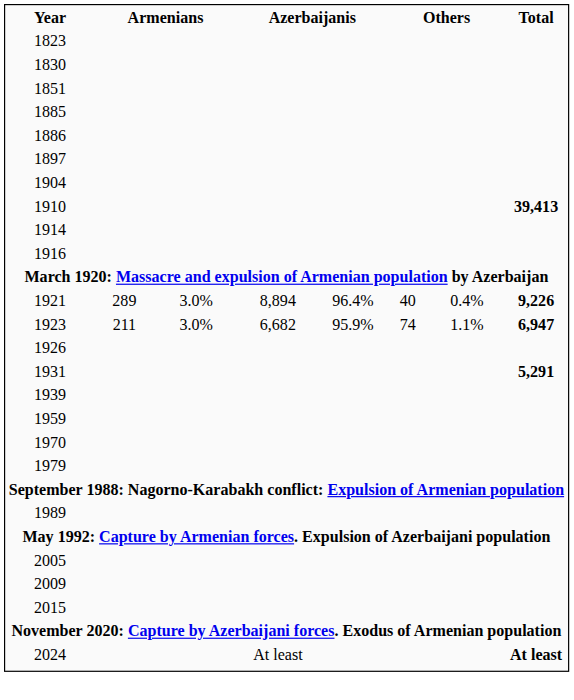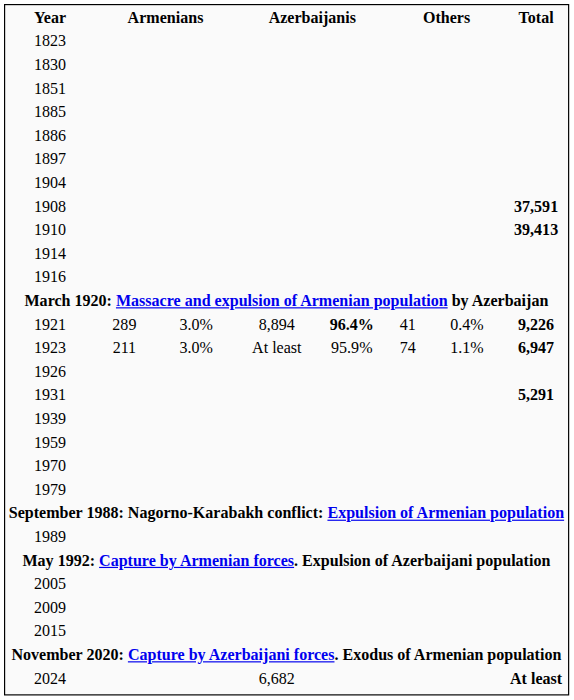+ row: (50, 206)
(353, 301) normal -> (352, 324) bold
(408, 301) 40 -> (408, 324) 41
(278, 324) 6,682 -> (277, 348) At least
(278, 655) At least -> (277, 678) 6,682
